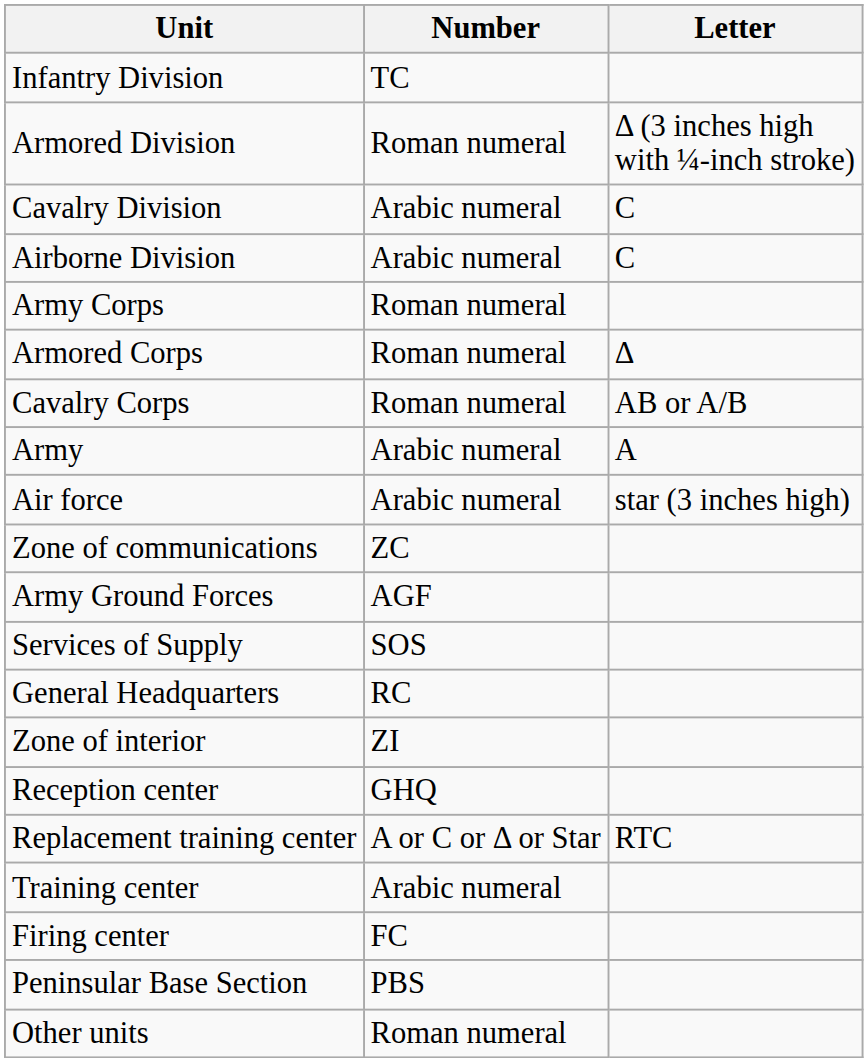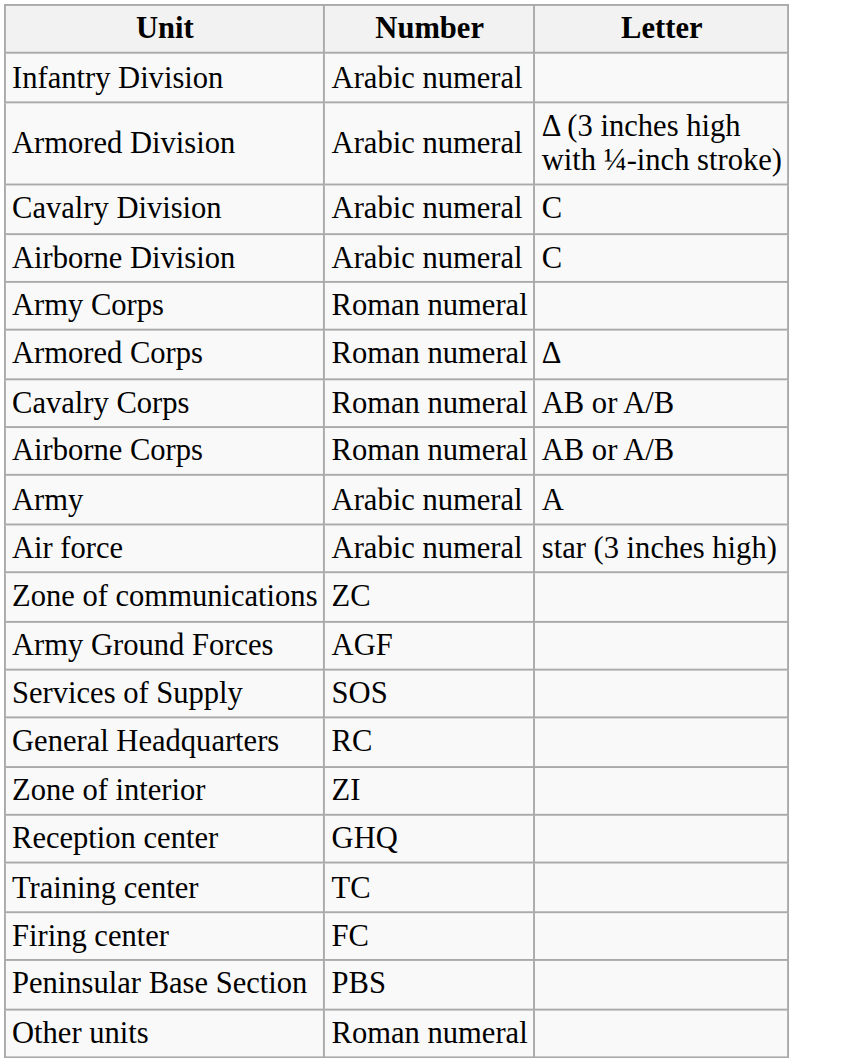(390, 77) TC -> (427, 77) Arabic numeral
(469, 142) Roman numeral -> (427, 142) Arabic numeral
+ row: (107, 450)
- row: (184, 838)
(466, 887) Arabic numeral -> (351, 887) TC
